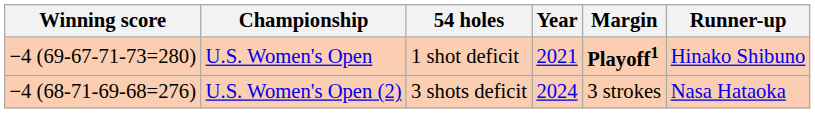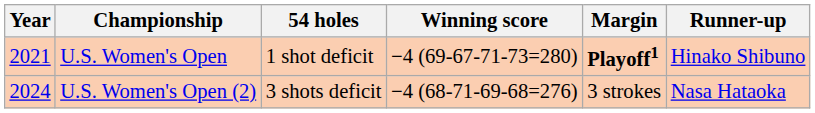columns swapped: (557, 20) <-> (103, 20)
